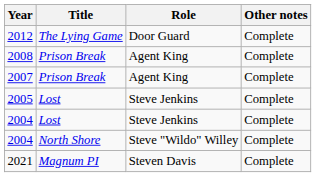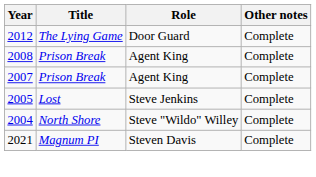- row: (20, 119)
